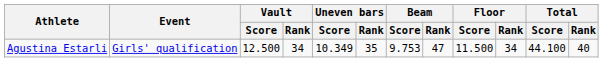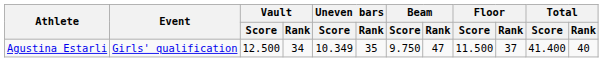(405, 48) 9.753 -> (405, 48) 9.750
(511, 48) 34 -> (511, 48) 37
(547, 48) 44.100 -> (547, 48) 41.400
